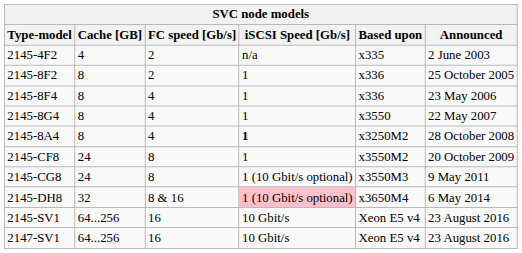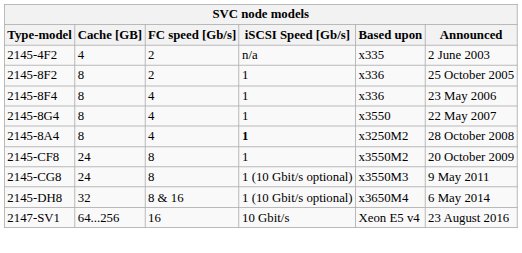(297, 197) pink background -> (297, 197) no background
- row: (34, 217)
